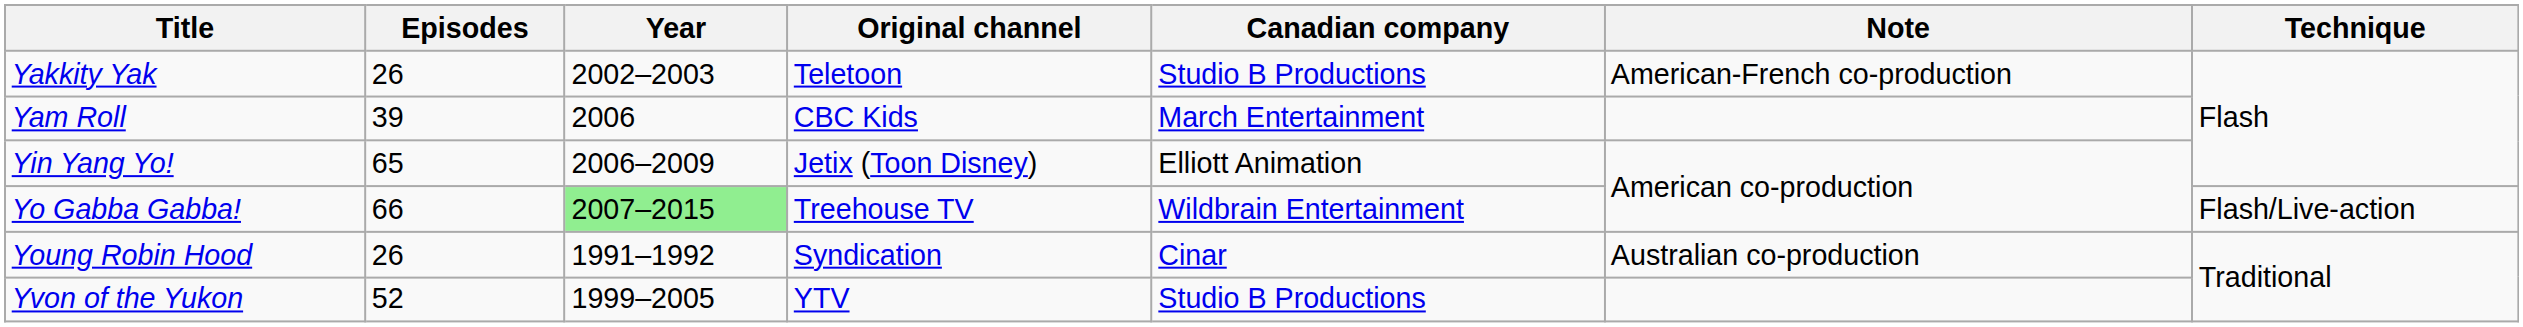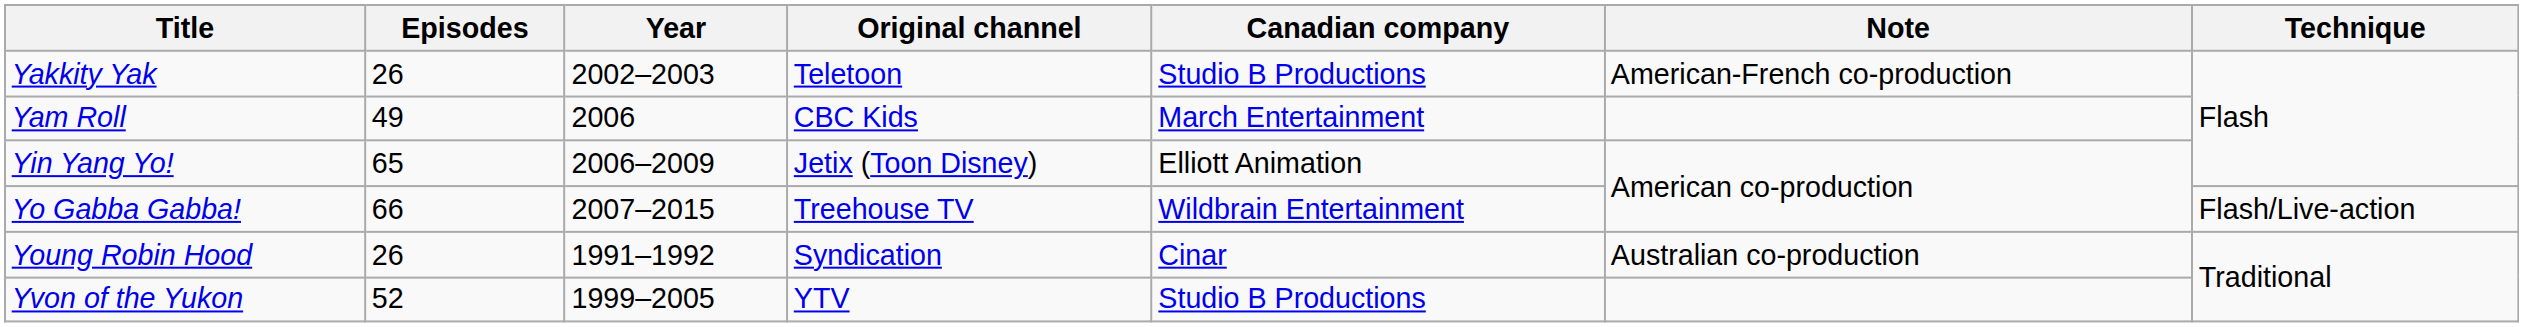(388, 119) 39 -> (388, 119) 49
(643, 209) lightgreen background -> (643, 209) no background
